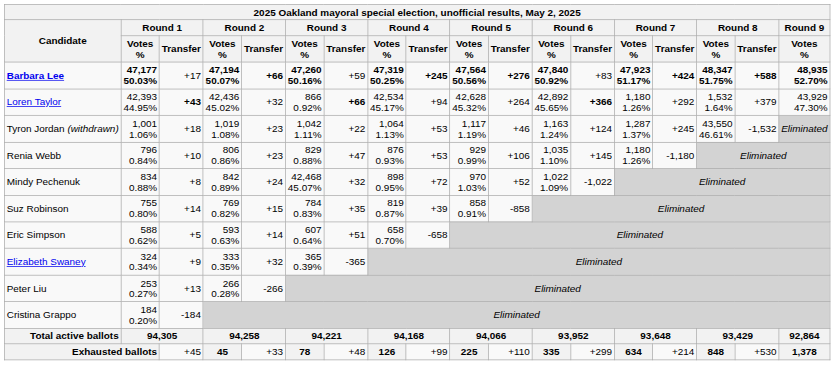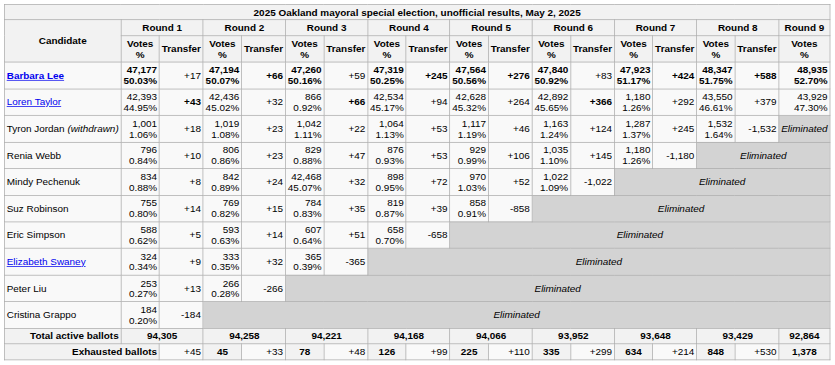(719, 102) 1,532 1.64% -> (716, 102) 43,550 46.61%
(716, 128) 43,550 46.61% -> (719, 128) 1,532 1.64%
